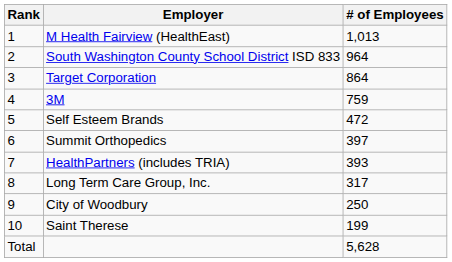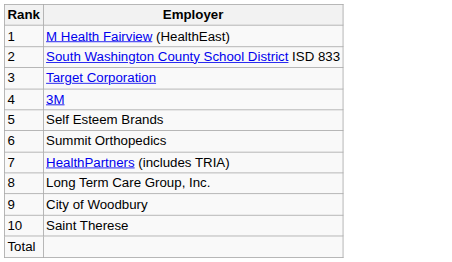- column: (395, 15)
